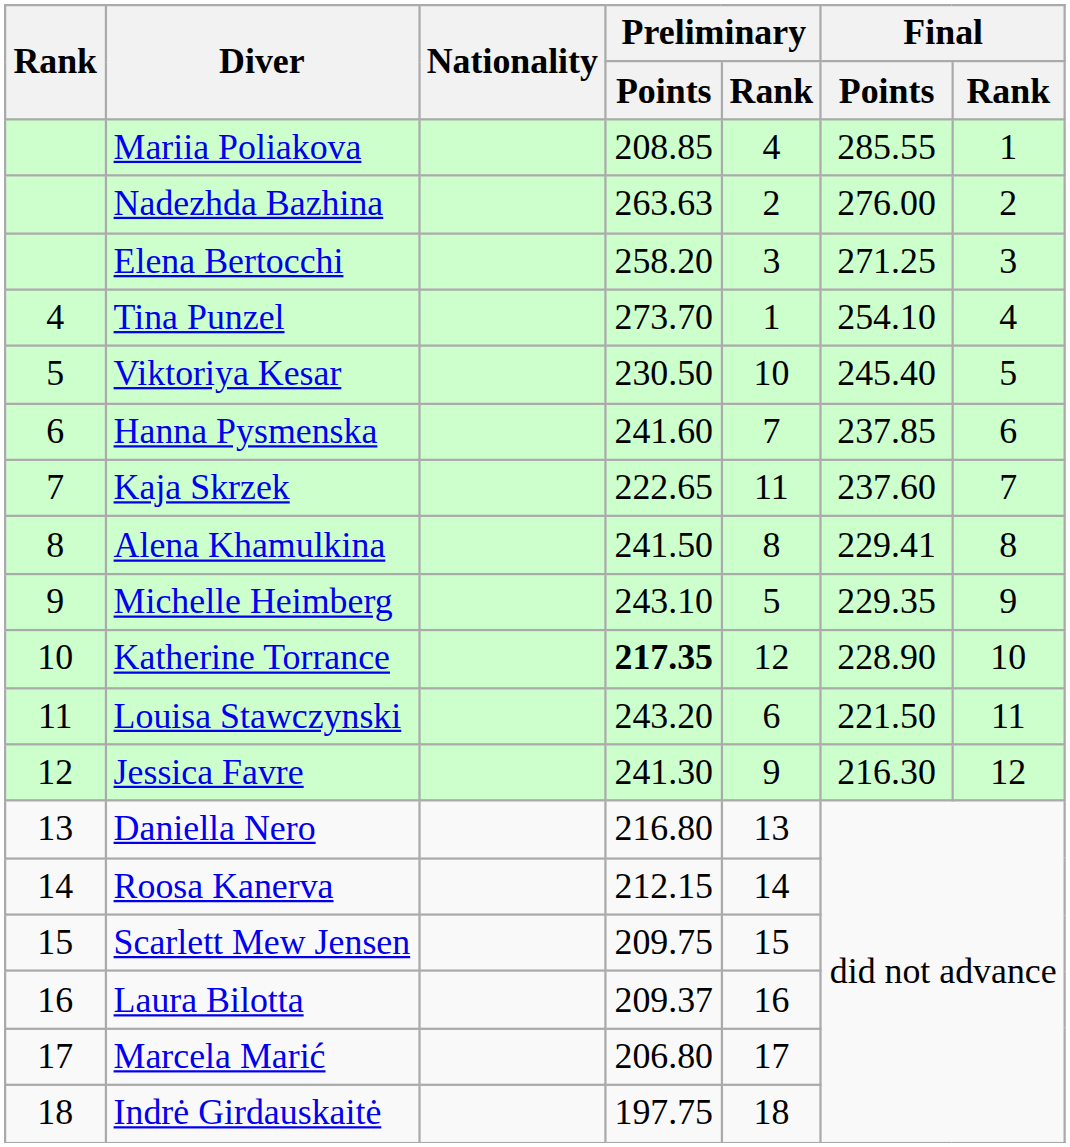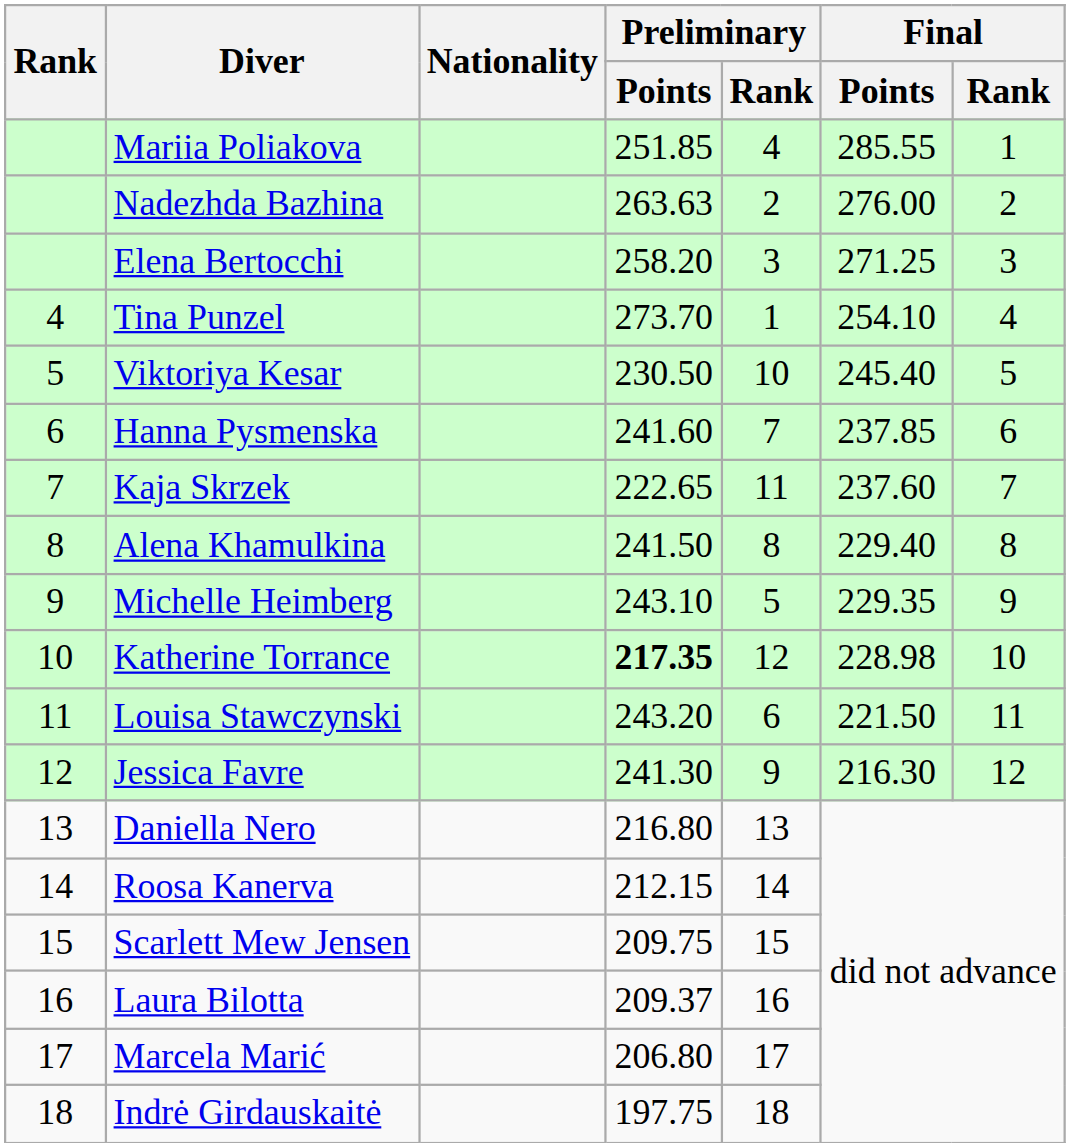(664, 146) 208.85 -> (664, 146) 251.85
(887, 544) 229.41 -> (887, 544) 229.40
(887, 658) 228.90 -> (887, 658) 228.98
